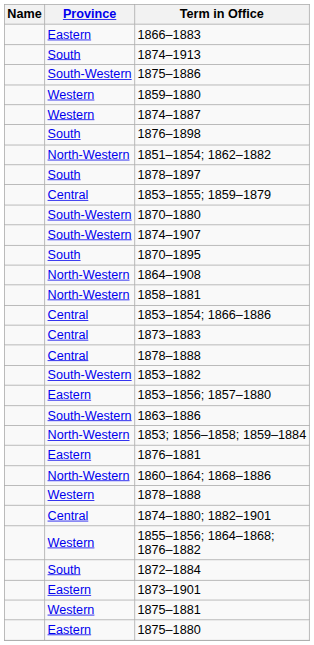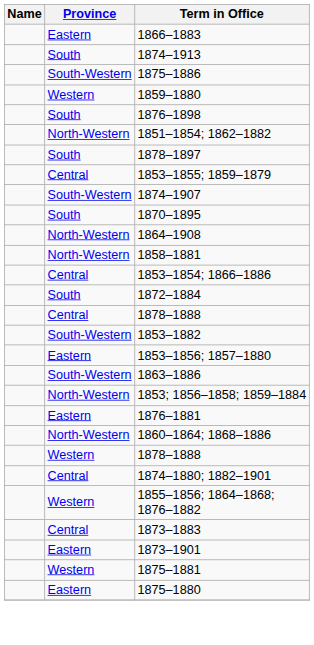- row: (71, 114)
- row: (90, 214)
rows swapped: (64, 569) <-> (68, 335)
